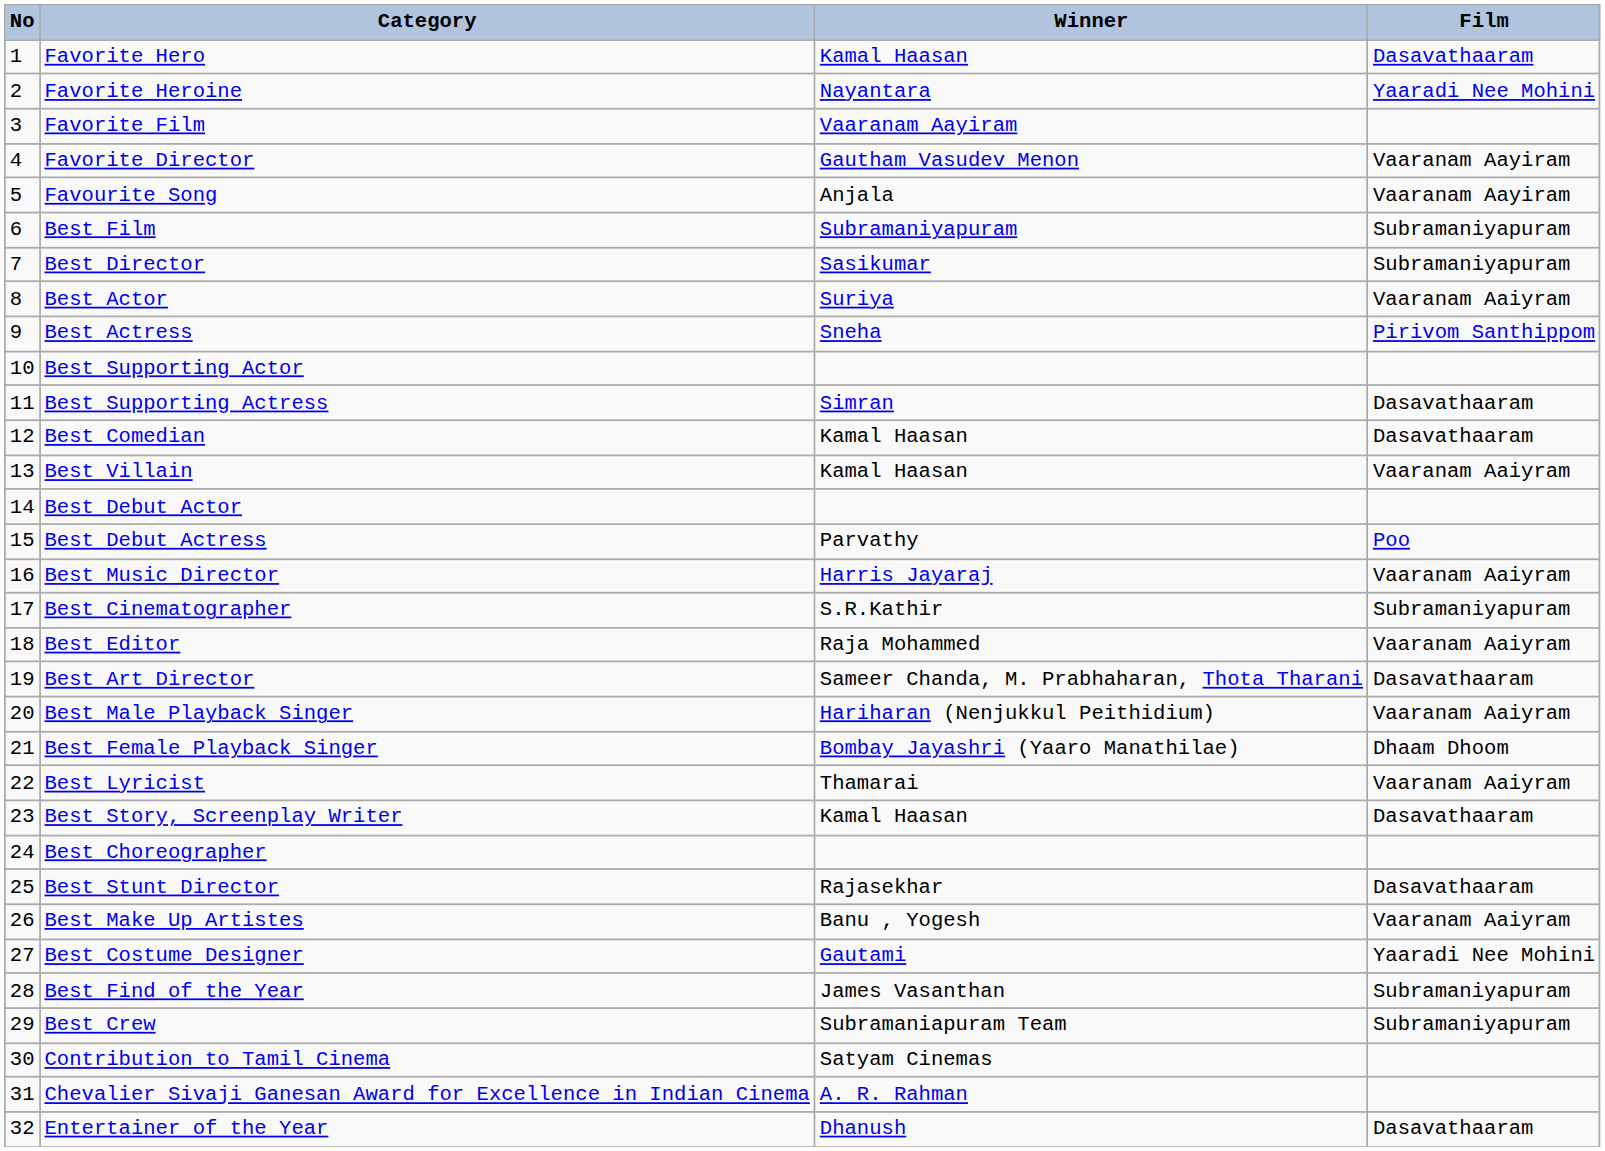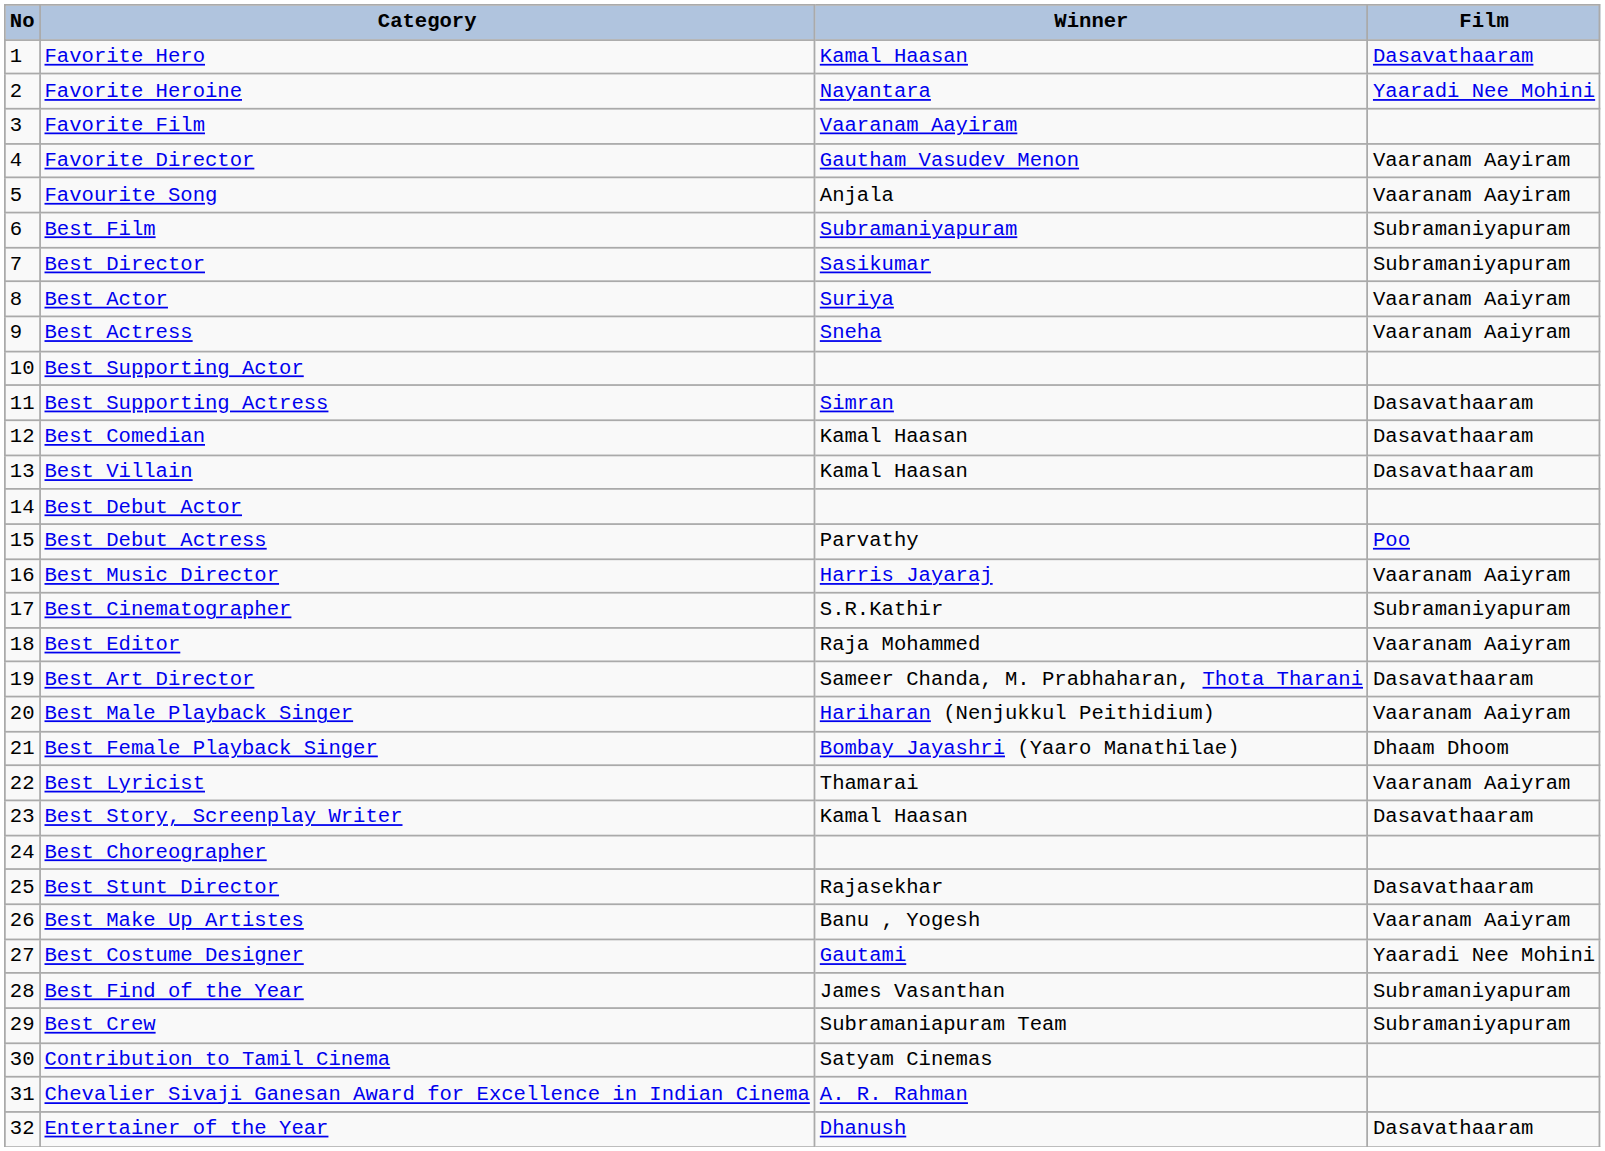(1484, 333) Pirivom Santhippom -> (1472, 333) Vaaranam Aaiyram
(1472, 472) Vaaranam Aaiyram -> (1453, 472) Dasavathaaram
